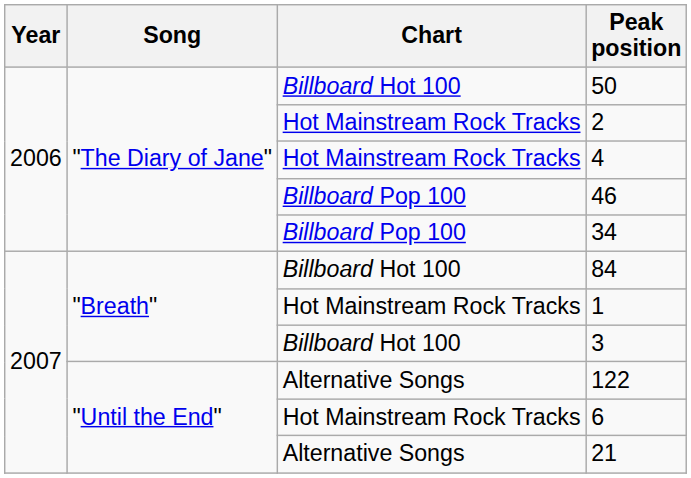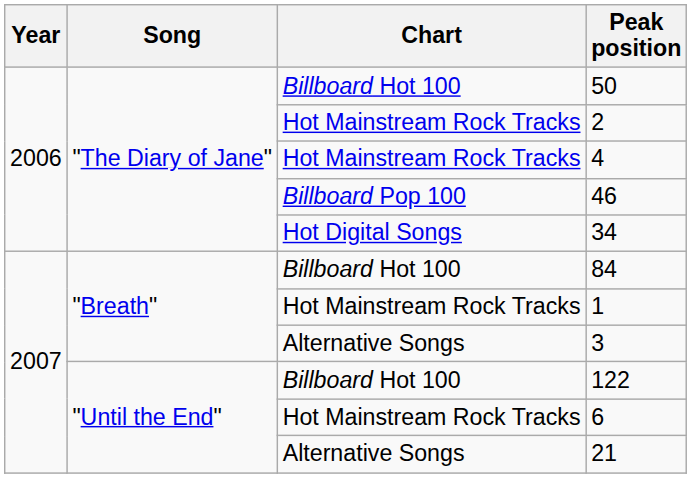(374, 232) Billboard Pop 100 -> (372, 232) Hot Digital Songs
(372, 343) Billboard Hot 100 -> (374, 343) Alternative Songs
(374, 380) Alternative Songs -> (372, 380) Billboard Hot 100
